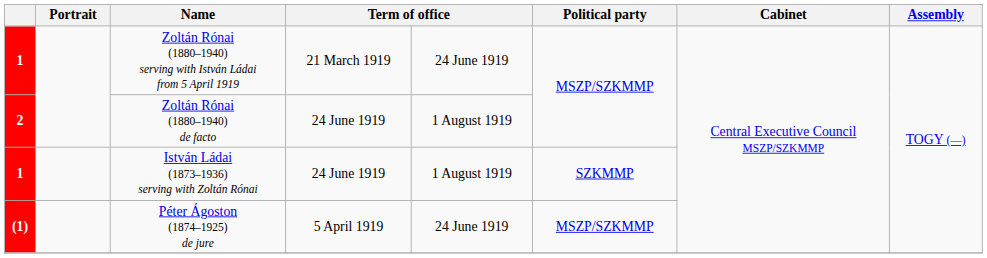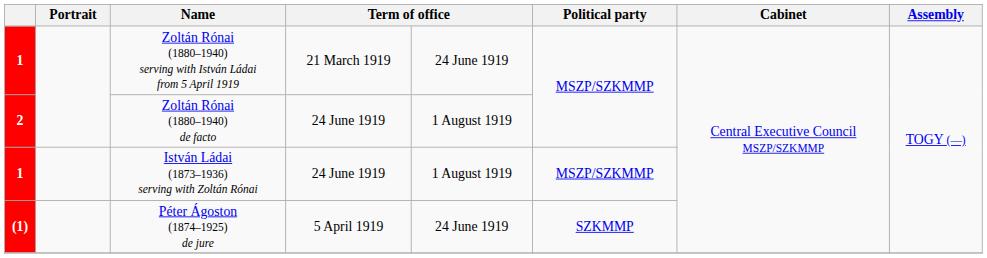(605, 173) SZKMMP -> (605, 173) MSZP/SZKMMP
(605, 226) MSZP/SZKMMP -> (605, 226) SZKMMP
